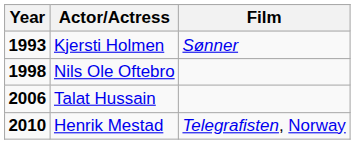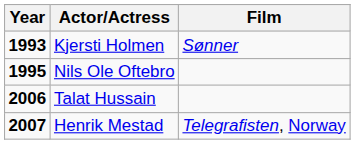(27, 71) 1998 -> (27, 71) 1995
(27, 125) 2010 -> (27, 125) 2007
